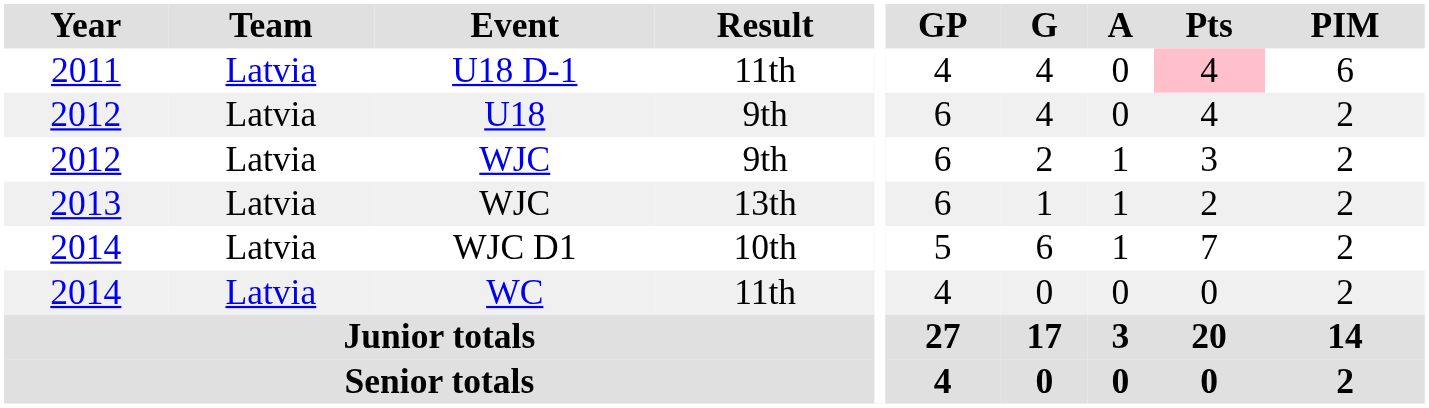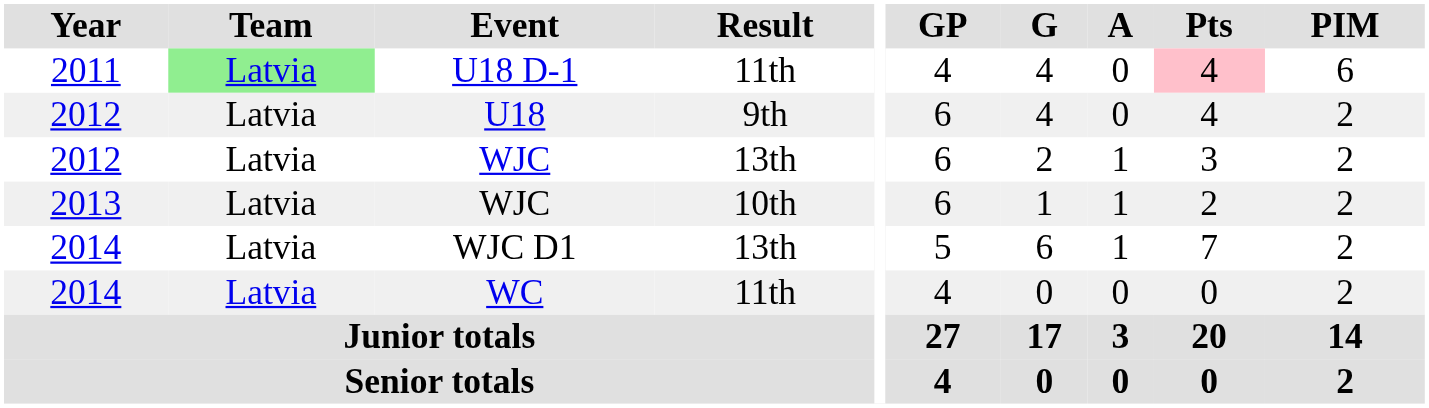(271, 69) no background -> (271, 69) lightgreen background
(765, 158) 9th -> (765, 158) 13th
(765, 203) 13th -> (765, 203) 10th
(765, 247) 10th -> (765, 247) 13th
